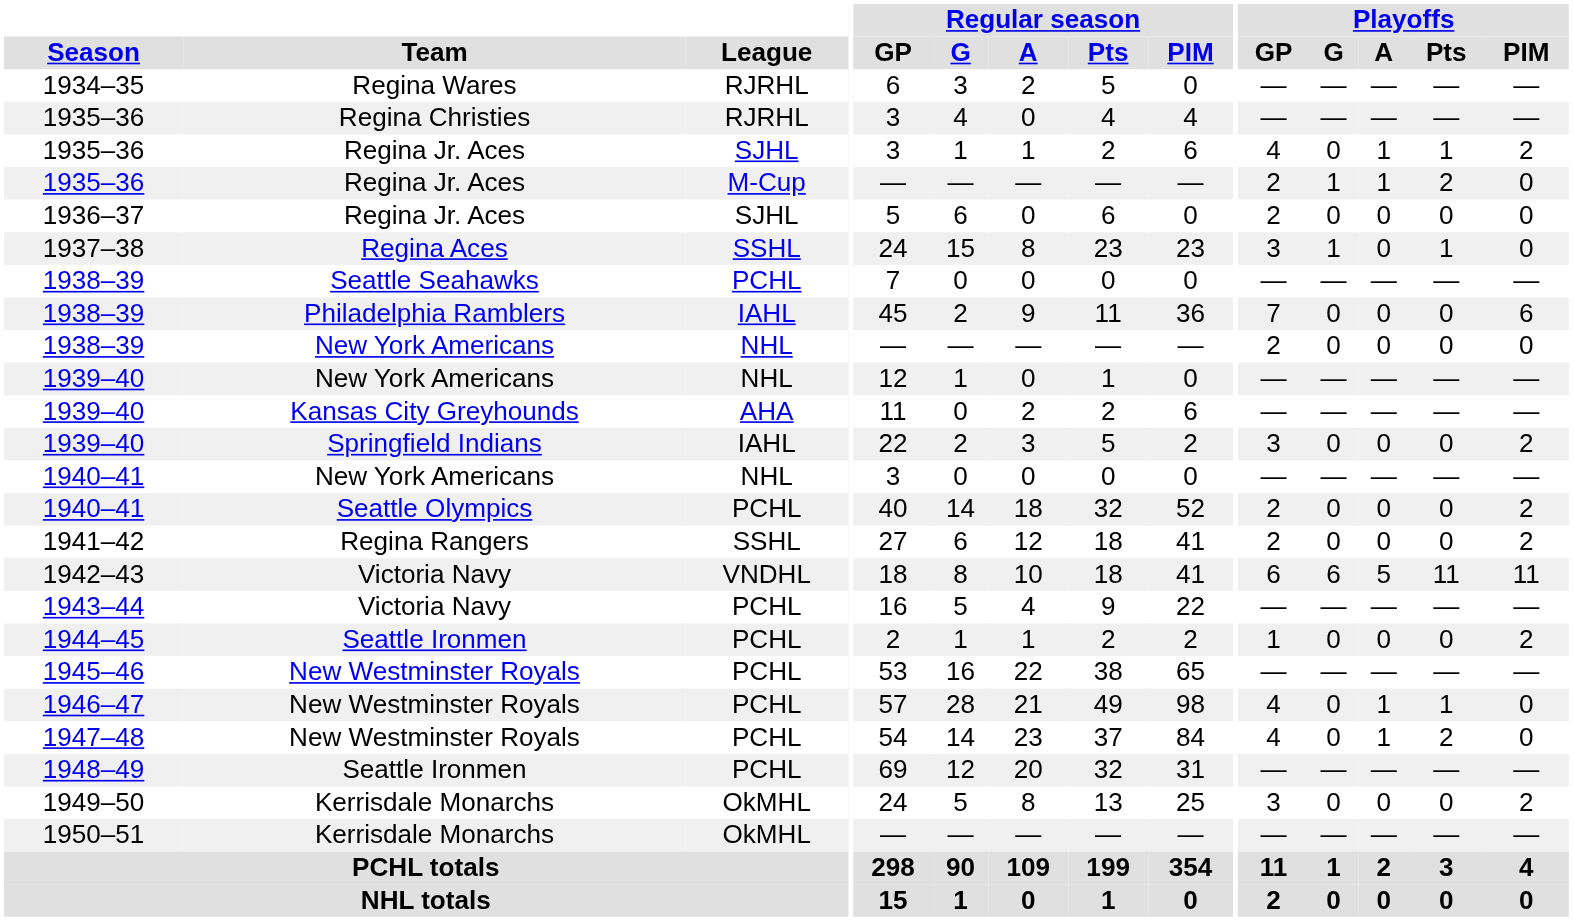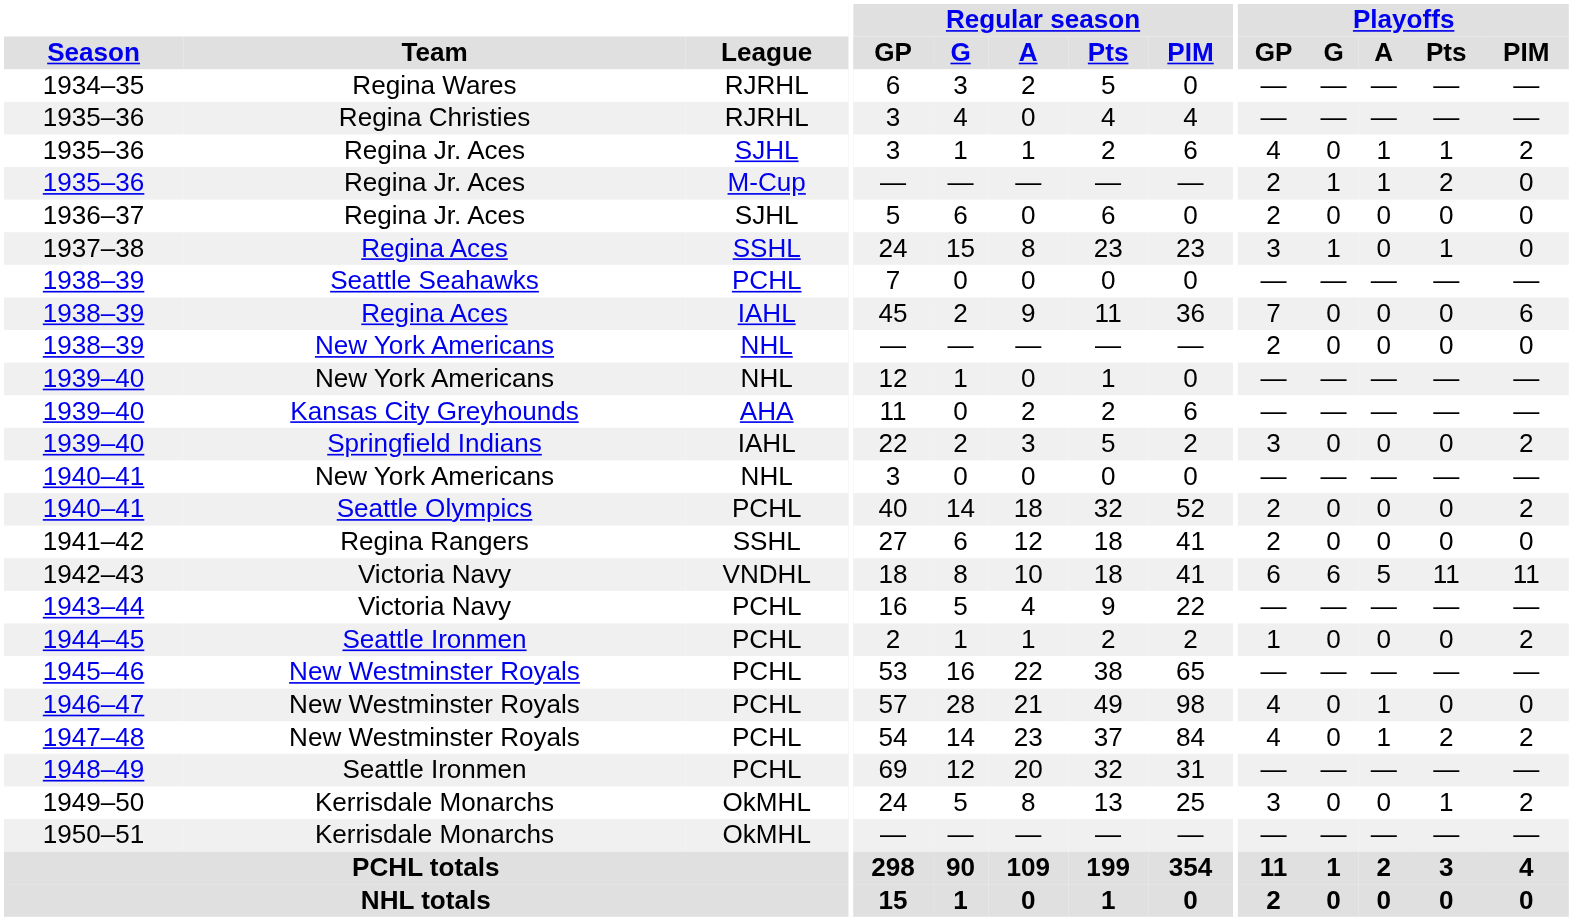(434, 313) Philadelphia Ramblers -> (434, 313) Regina Aces
(1526, 541) 2 -> (1526, 541) 0
(1446, 704) 1 -> (1446, 704) 0
(1526, 737) 0 -> (1526, 737) 2
(1446, 802) 0 -> (1446, 802) 1
